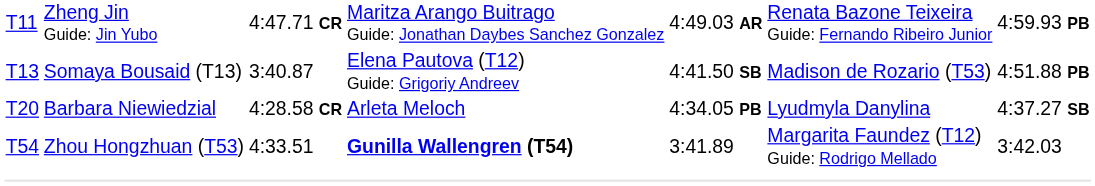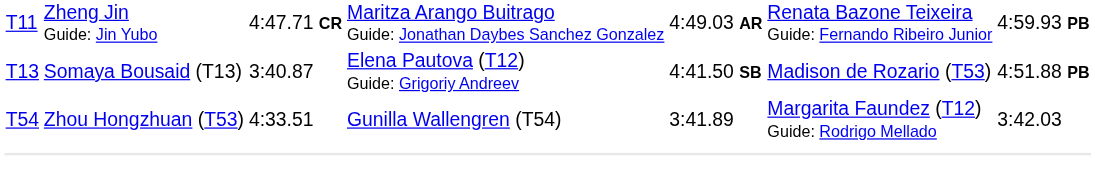- row: (22, 109)
(460, 146) bold -> (454, 120) normal
